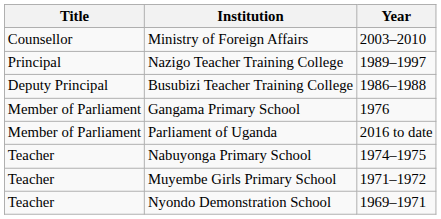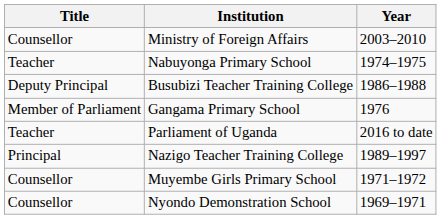rows swapped: (246, 62) <-> (230, 156)
(74, 132) Member of Parliament -> (31, 132) Teacher
(31, 179) Teacher -> (40, 179) Counsellor
(31, 202) Teacher -> (40, 202) Counsellor
